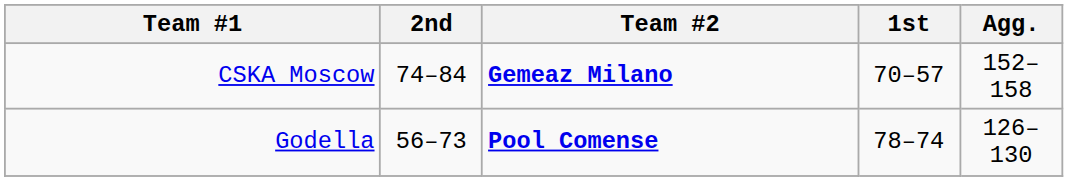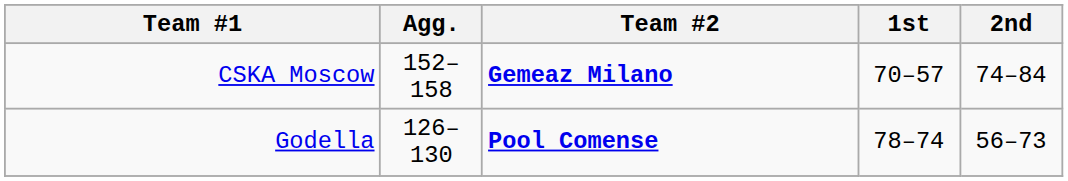columns swapped: (1011, 24) <-> (431, 24)
